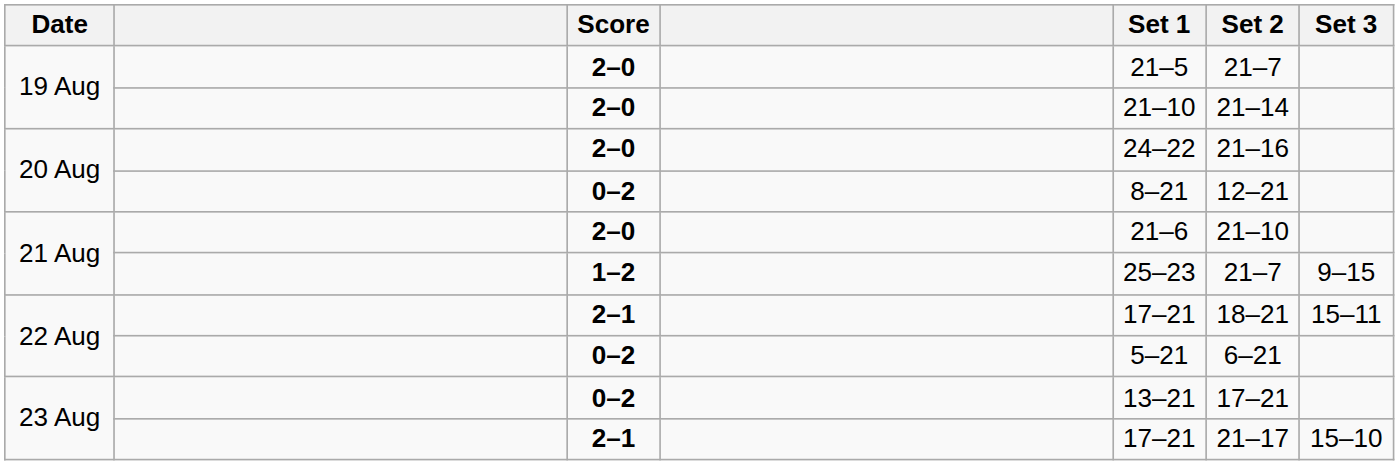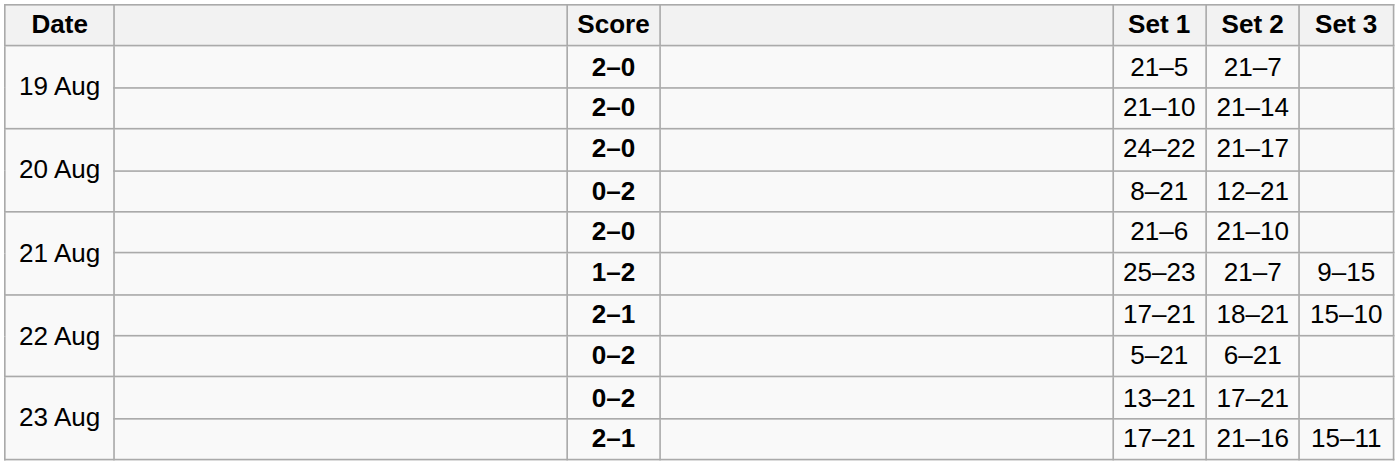(1253, 149) 21–16 -> (1253, 149) 21–17
(1346, 314) 15–11 -> (1346, 314) 15–10
(1253, 438) 21–17 -> (1253, 438) 21–16
(1346, 438) 15–10 -> (1346, 438) 15–11
